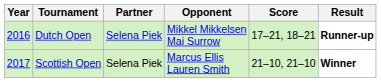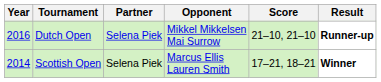(284, 36) 17–21, 18–21 -> (284, 36) 21–10, 21–10
(19, 64) 2017 -> (19, 64) 2014
(284, 64) 21–10, 21–10 -> (284, 64) 17–21, 18–21
